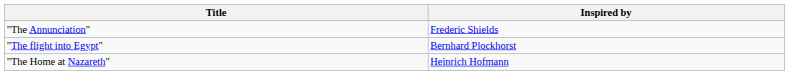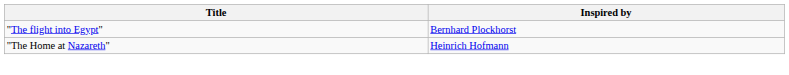- row: (48, 29)
